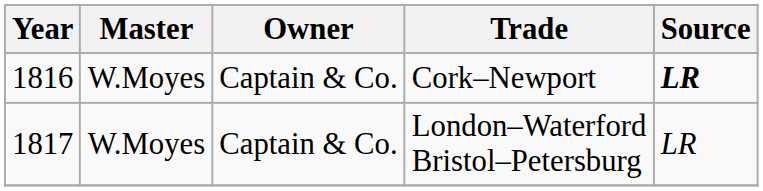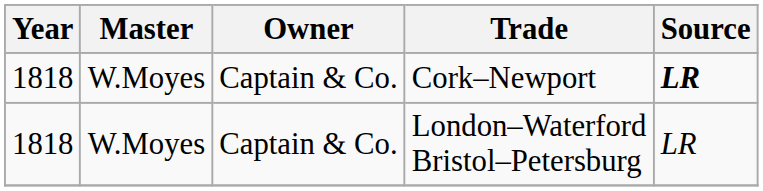(43, 77) 1816 -> (43, 77) 1818
(43, 143) 1817 -> (43, 143) 1818
